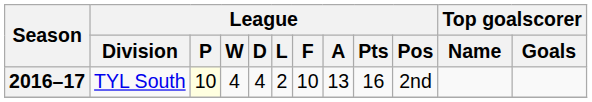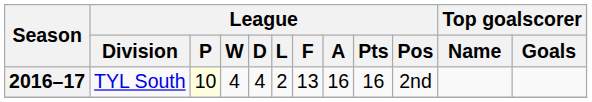(308, 81) 10 -> (308, 81) 13
(338, 81) 13 -> (338, 81) 16
